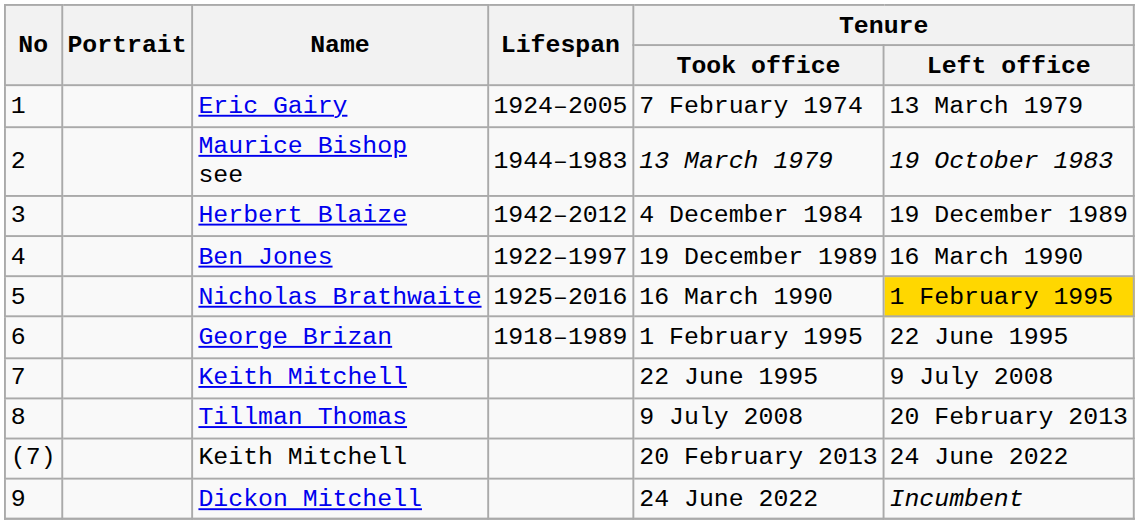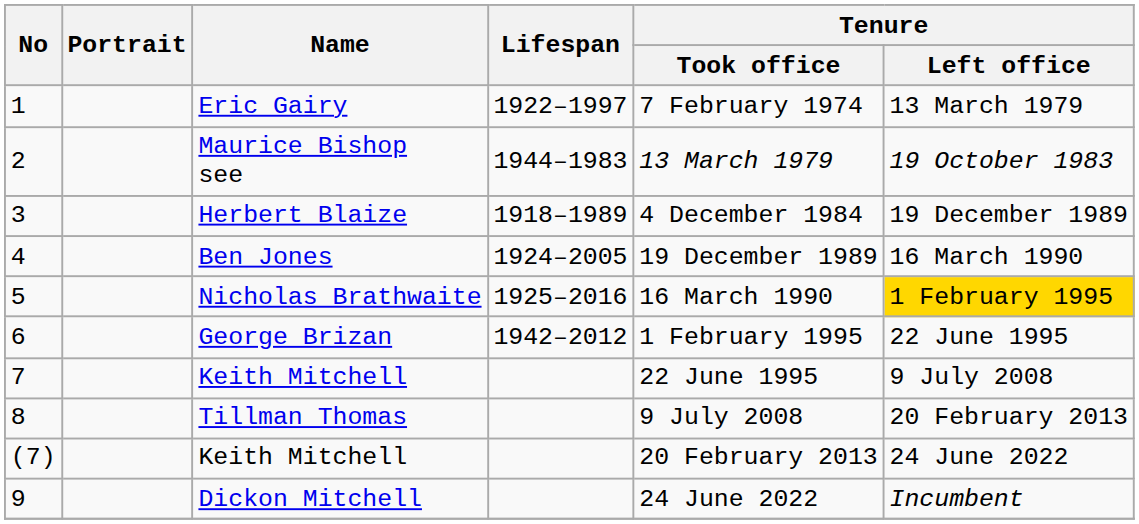(560, 106) 1924–2005 -> (560, 106) 1922–1997
(560, 216) 1942–2012 -> (560, 216) 1918–1989
(560, 256) 1922–1997 -> (560, 256) 1924–2005
(560, 337) 1918–1989 -> (560, 337) 1942–2012
